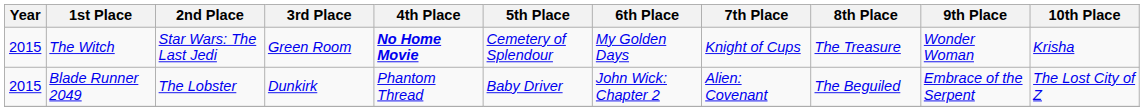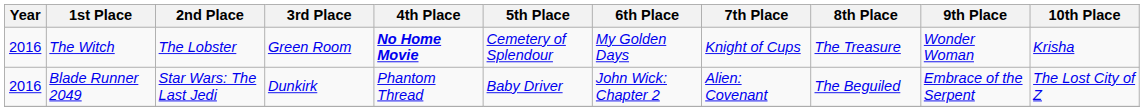(25, 47) 2015 -> (25, 47) 2016
(207, 47) Star Wars: The Last Jedi -> (197, 47) The Lobster
(25, 86) 2015 -> (25, 86) 2016
(197, 86) The Lobster -> (207, 86) Star Wars: The Last Jedi
